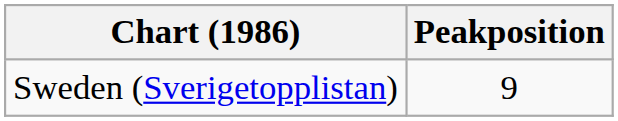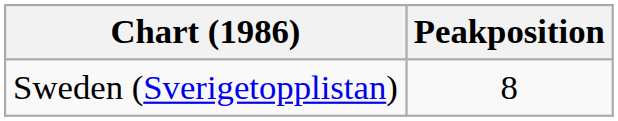(509, 87) 9 -> (509, 87) 8
